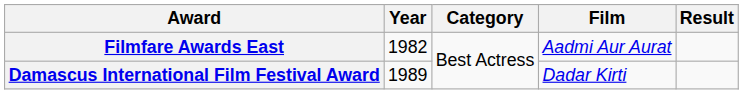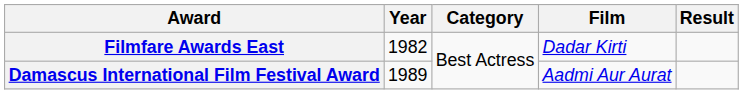(607, 46) Aadmi Aur Aurat -> (584, 46) Dadar Kirti
(584, 74) Dadar Kirti -> (607, 74) Aadmi Aur Aurat
